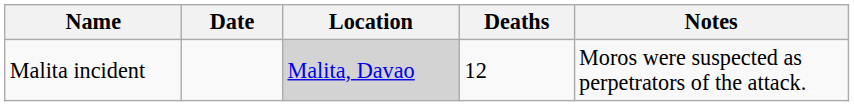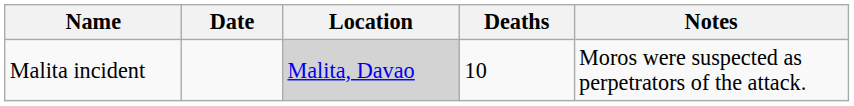(476, 69) 12 -> (476, 69) 10
